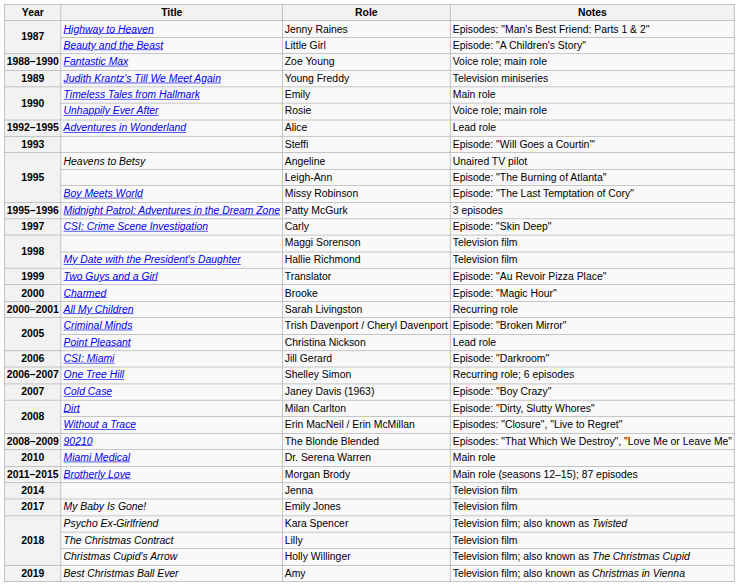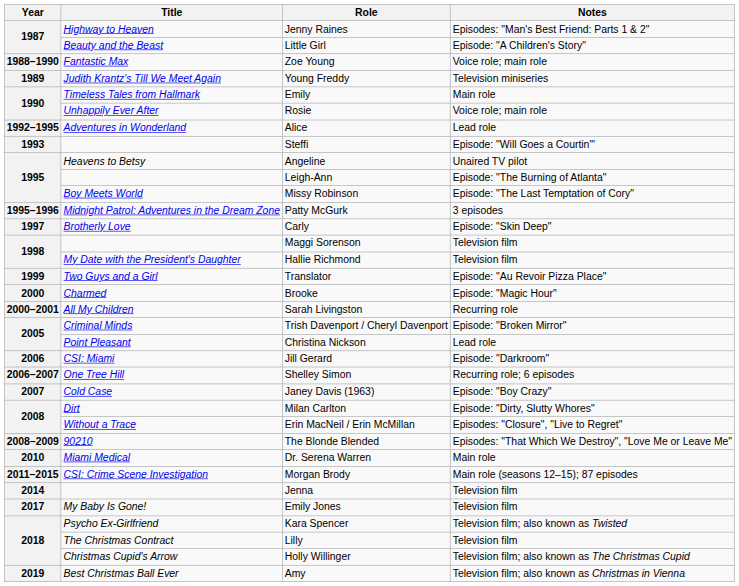(136, 227) CSI: Crime Scene Investigation -> (97, 227) Brotherly Love
(97, 474) Brotherly Love -> (136, 474) CSI: Crime Scene Investigation
